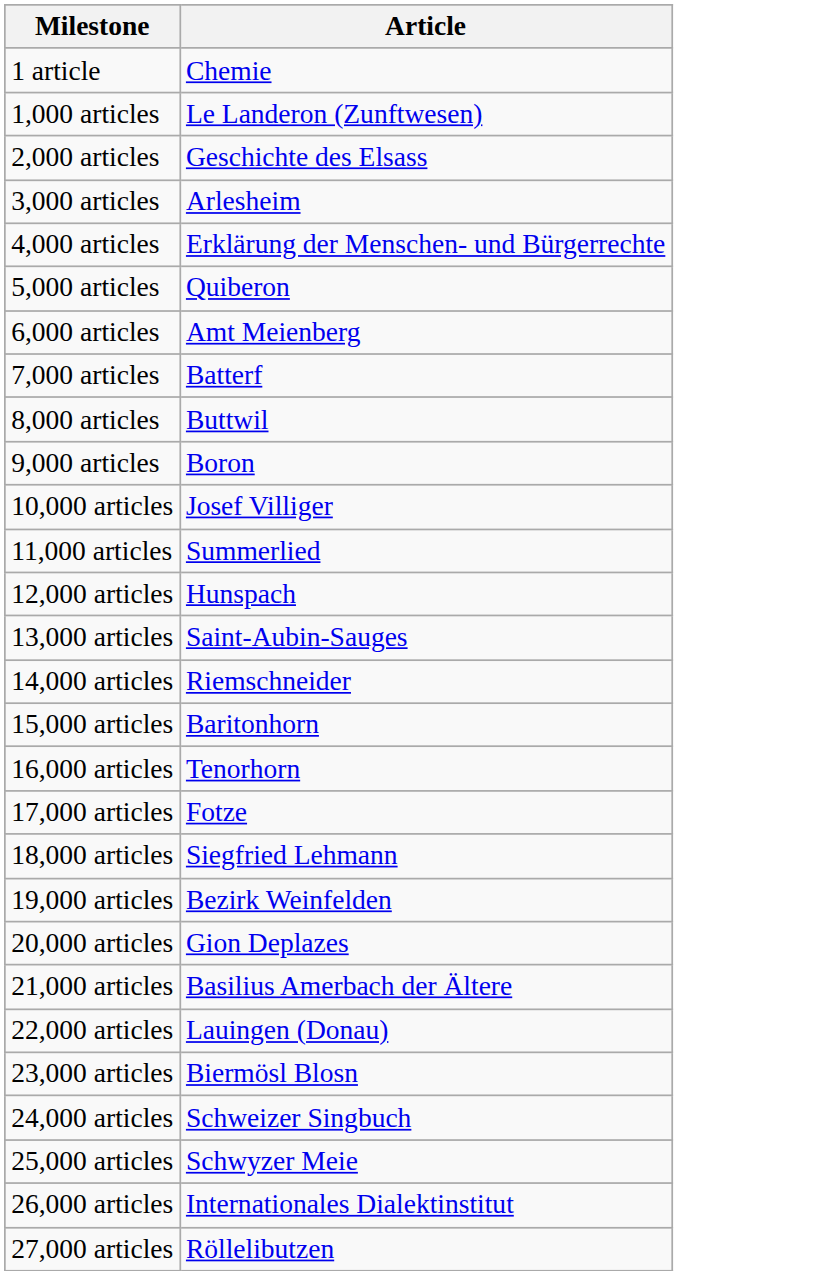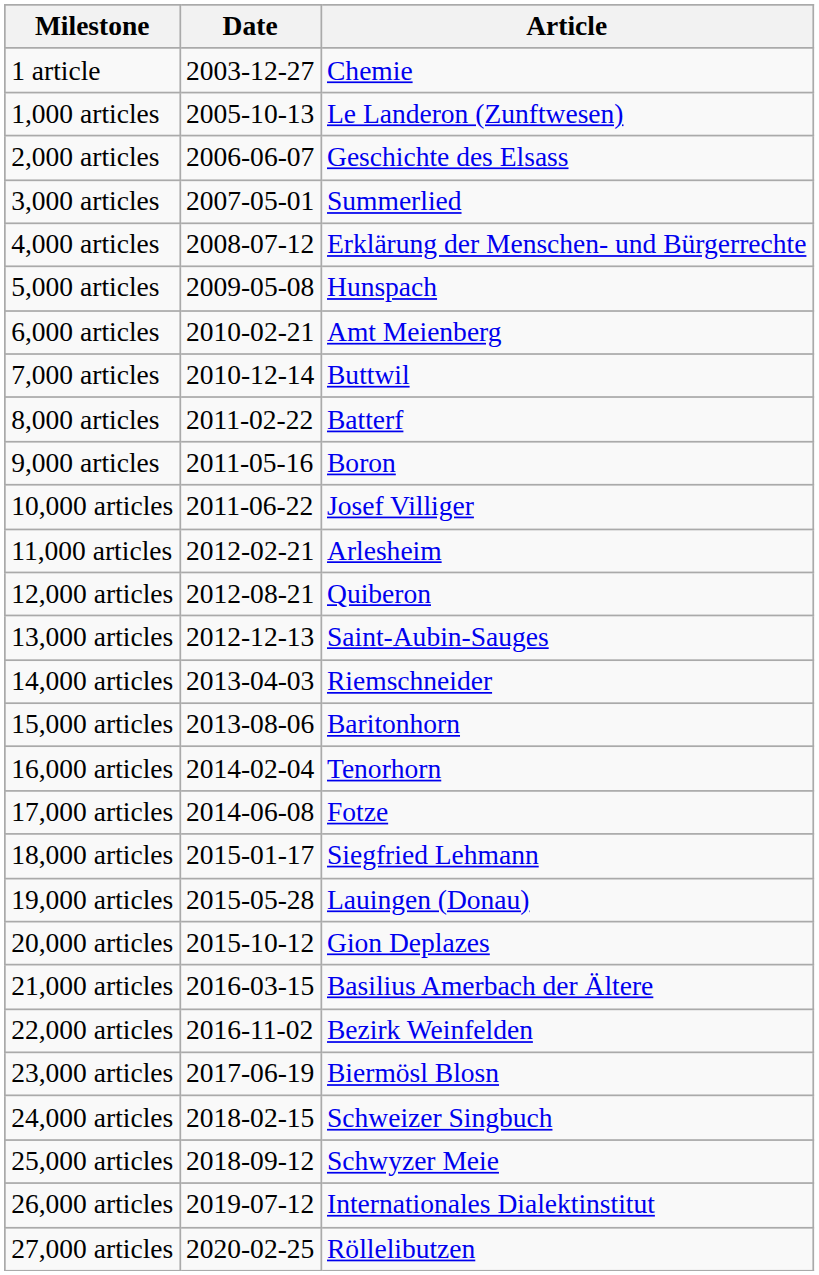+ column: (250, 26)
(243, 200) Arlesheim -> (394, 200) Summerlied
(238, 288) Quiberon -> (382, 288) Hunspach
(224, 375) Batterf -> (368, 375) Buttwil
(227, 419) Buttwil -> (365, 419) Batterf
(253, 550) Summerlied -> (384, 550) Arlesheim
(241, 593) Hunspach -> (379, 593) Quiberon
(289, 899) Bezirk Weinfelden -> (428, 899) Lauingen (Donau)
(287, 1030) Lauingen (Donau) -> (430, 1030) Bezirk Weinfelden
